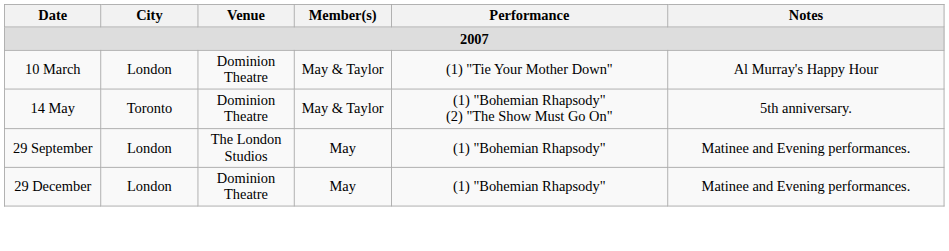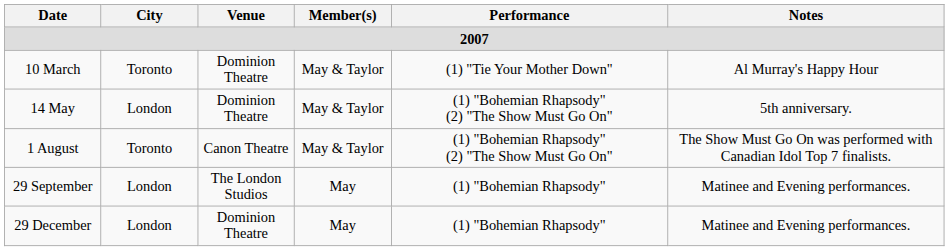(149, 69) London -> (149, 69) Toronto
(149, 108) Toronto -> (149, 108) London
+ row: (53, 147)
